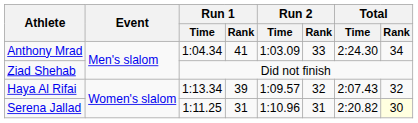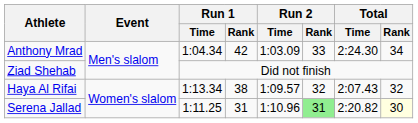(241, 51) 41 -> (241, 51) 42
(241, 89) 39 -> (241, 89) 38
(319, 109) no background -> (319, 109) lightgreen background
